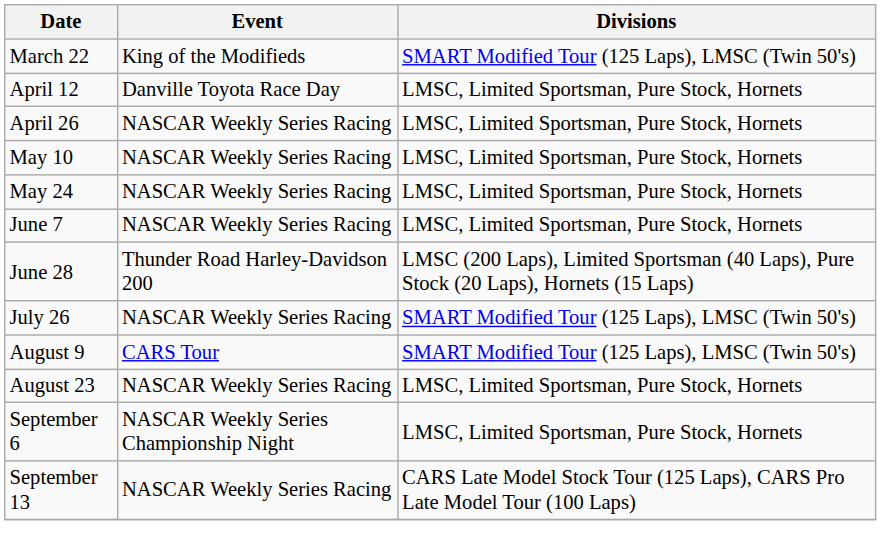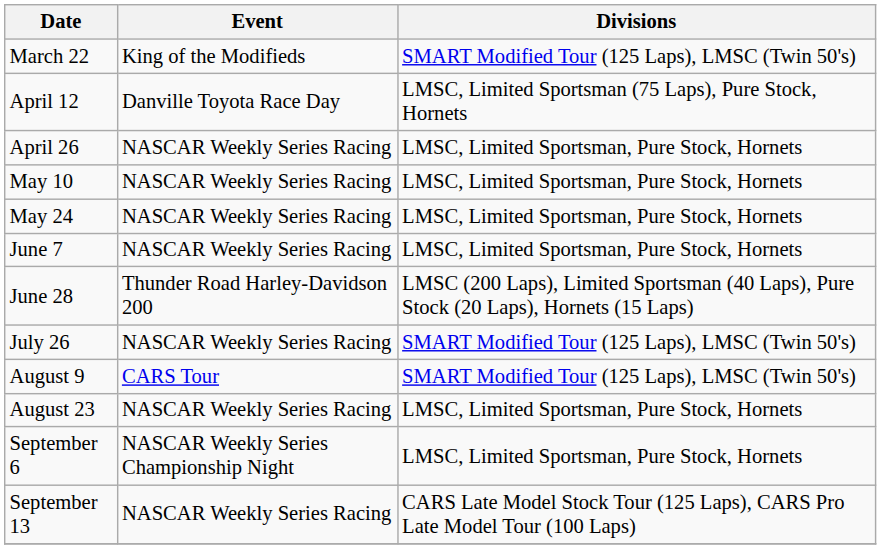(602, 89) LMSC, Limited Sportsman, Pure Stock, Hornets -> (609, 101) LMSC, Limited Sportsman (75 Laps), Pure Stock, Hornets
